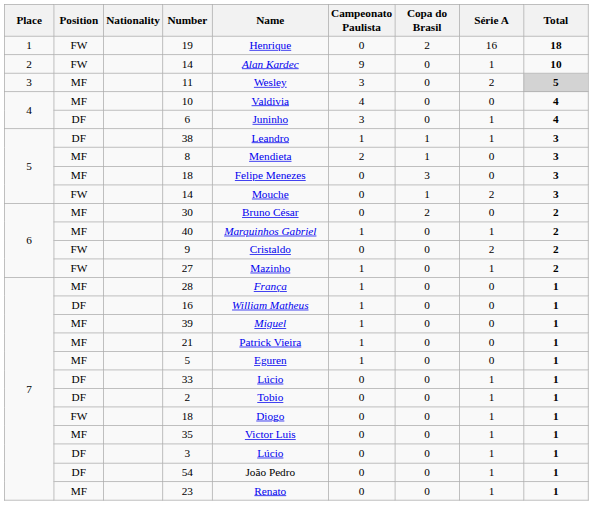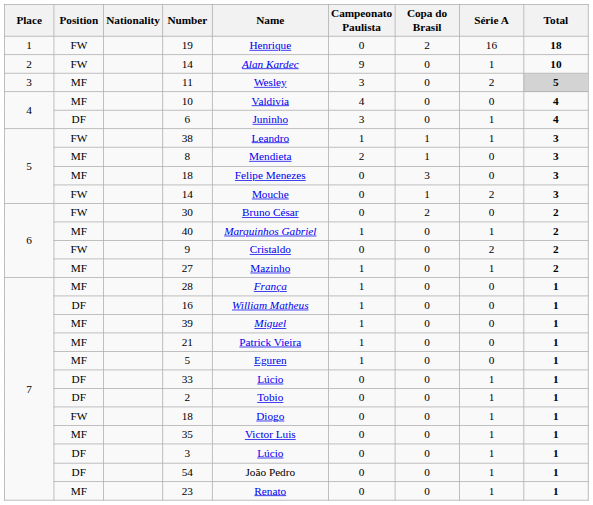(79, 138) DF -> (79, 138) FW
(79, 212) MF -> (79, 212) FW
(79, 268) FW -> (79, 268) MF
